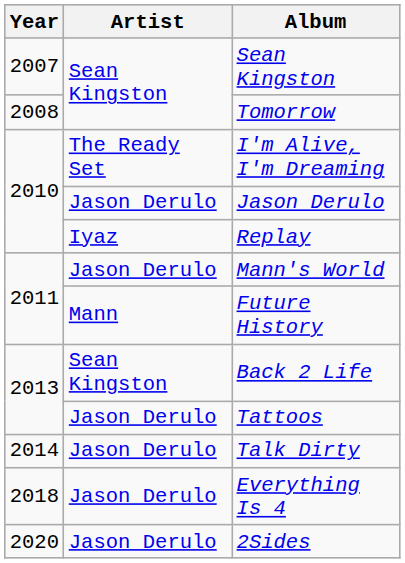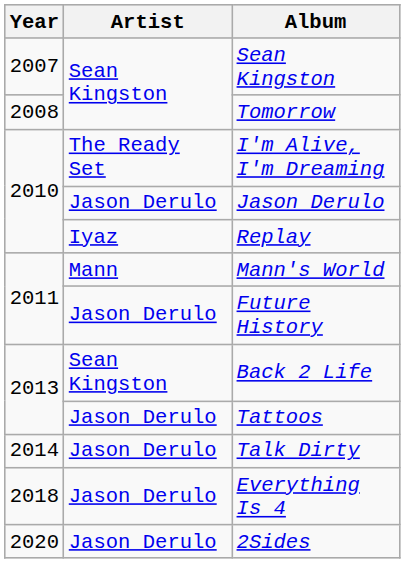(143, 270) Jason Derulo -> (93, 270) Mann
(93, 315) Mann -> (143, 315) Jason Derulo
